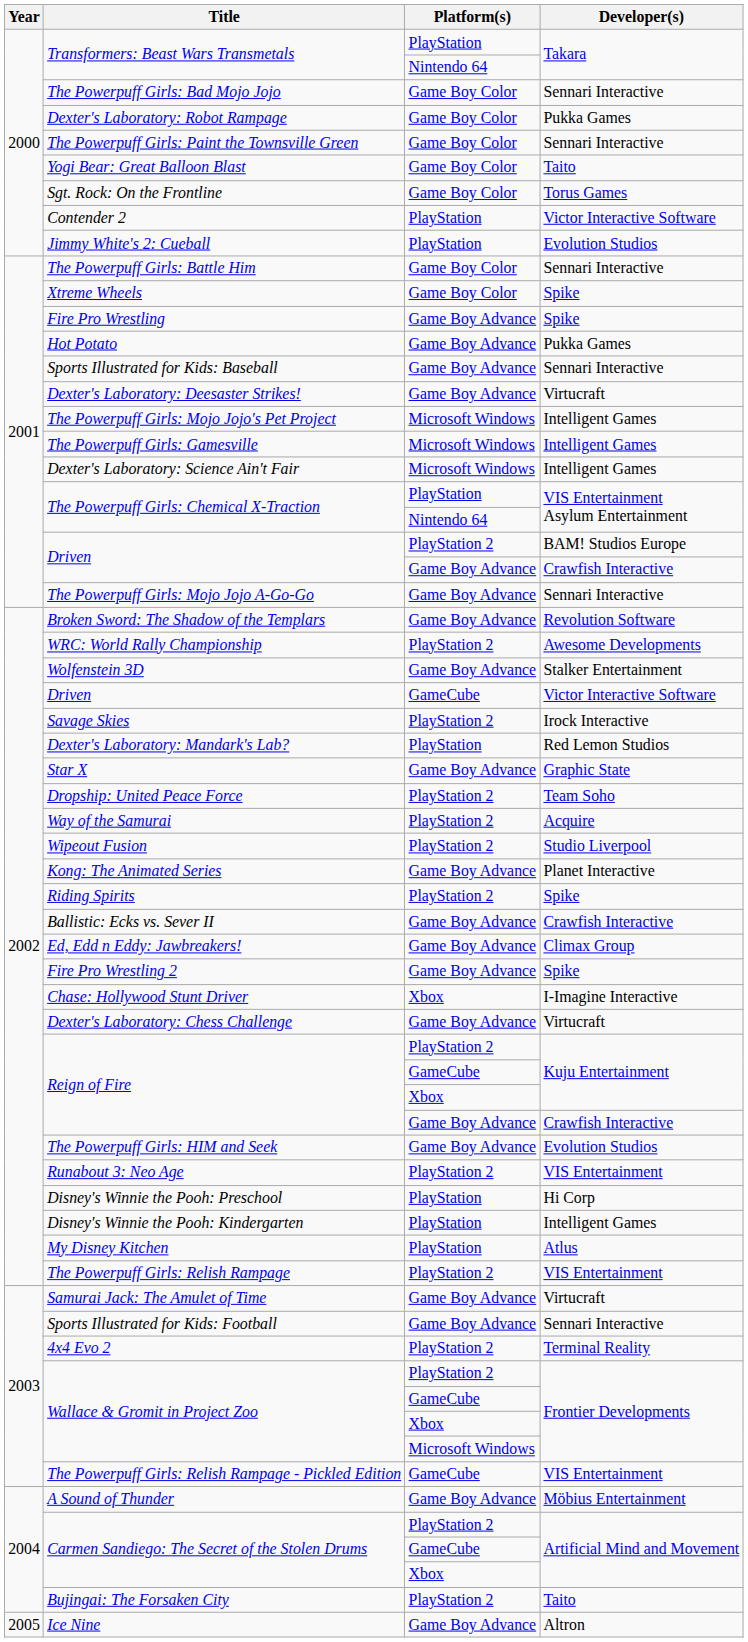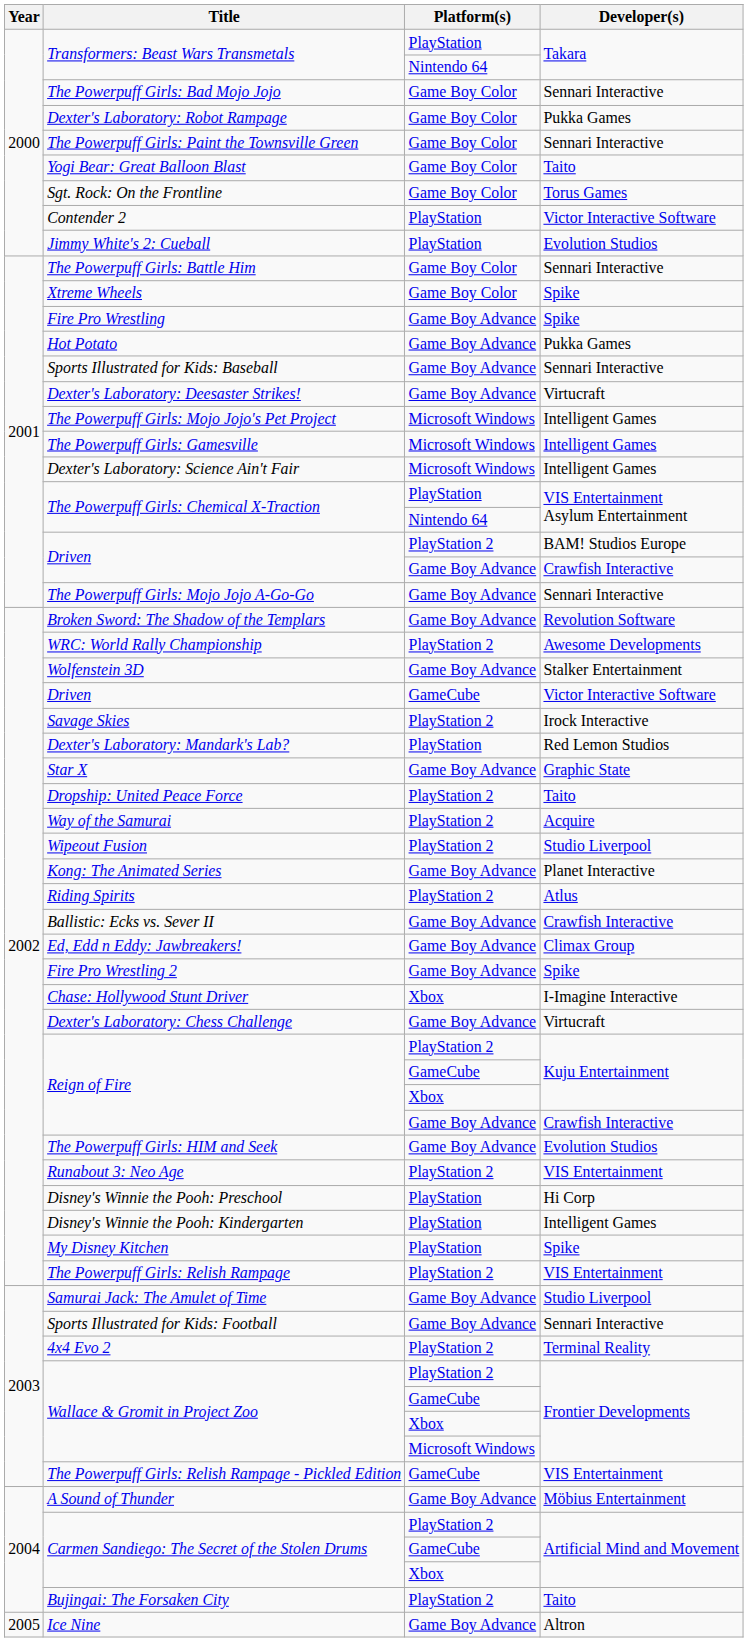(579, 795) Team Soho -> (560, 795) Taito
(561, 896) Spike -> (561, 896) Atlus
(561, 1248) Atlus -> (561, 1248) Spike
(574, 1298) Virtucraft -> (597, 1298) Studio Liverpool
